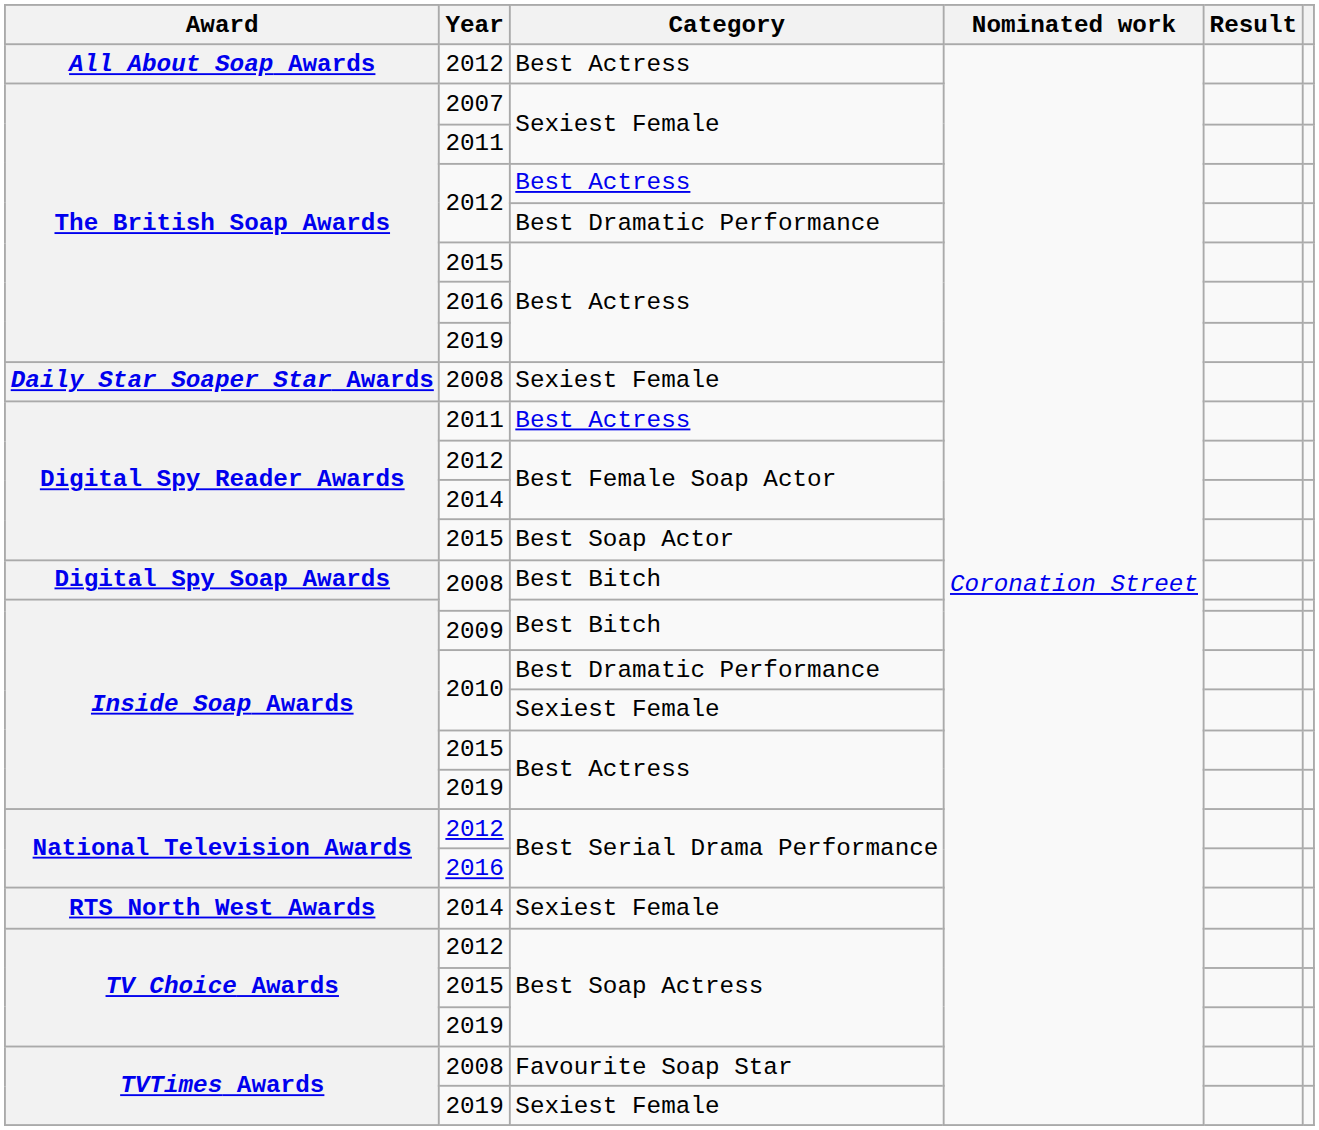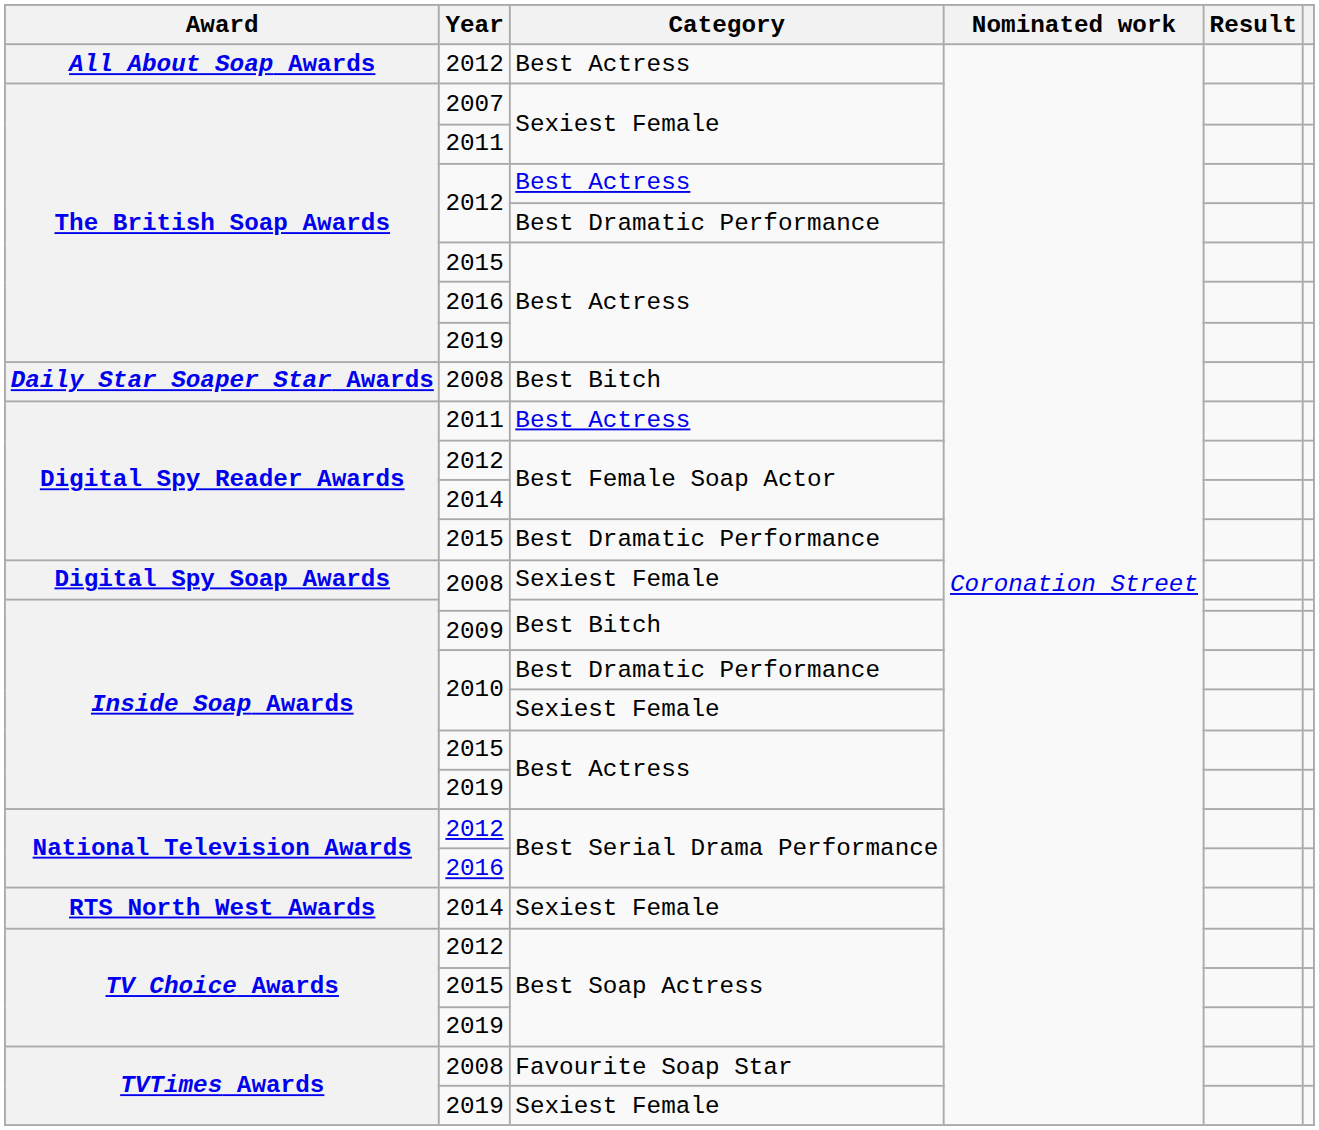(617, 381) Sexiest Female -> (588, 381) Best Bitch
(625, 540) Best Soap Actor -> (698, 540) Best Dramatic Performance
(588, 579) Best Bitch -> (617, 579) Sexiest Female
